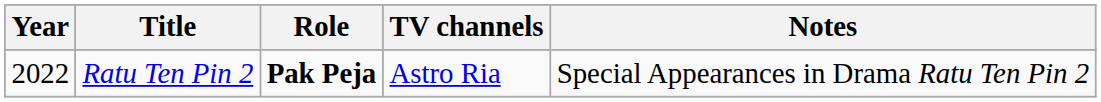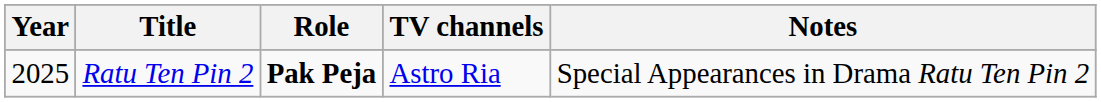(40, 73) 2022 -> (40, 73) 2025
